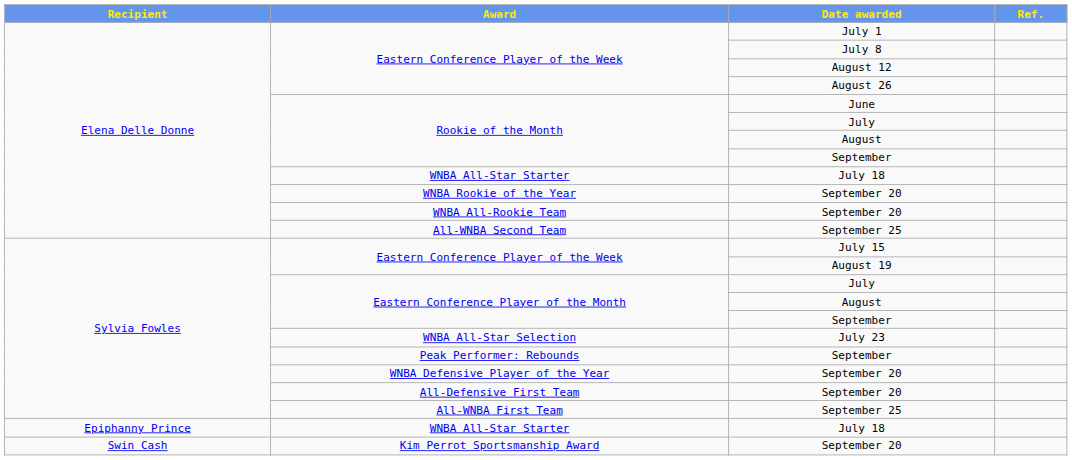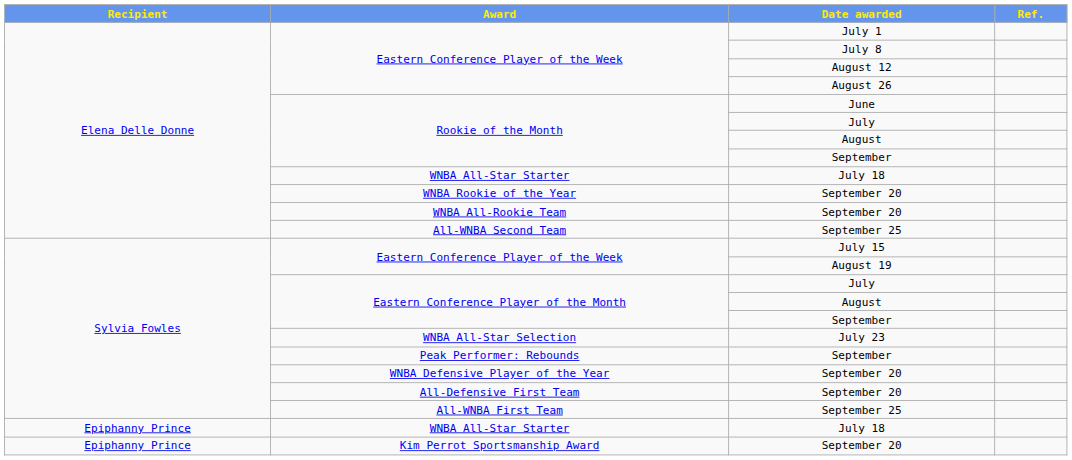(138, 446) Swin Cash -> (138, 446) Epiphanny Prince
